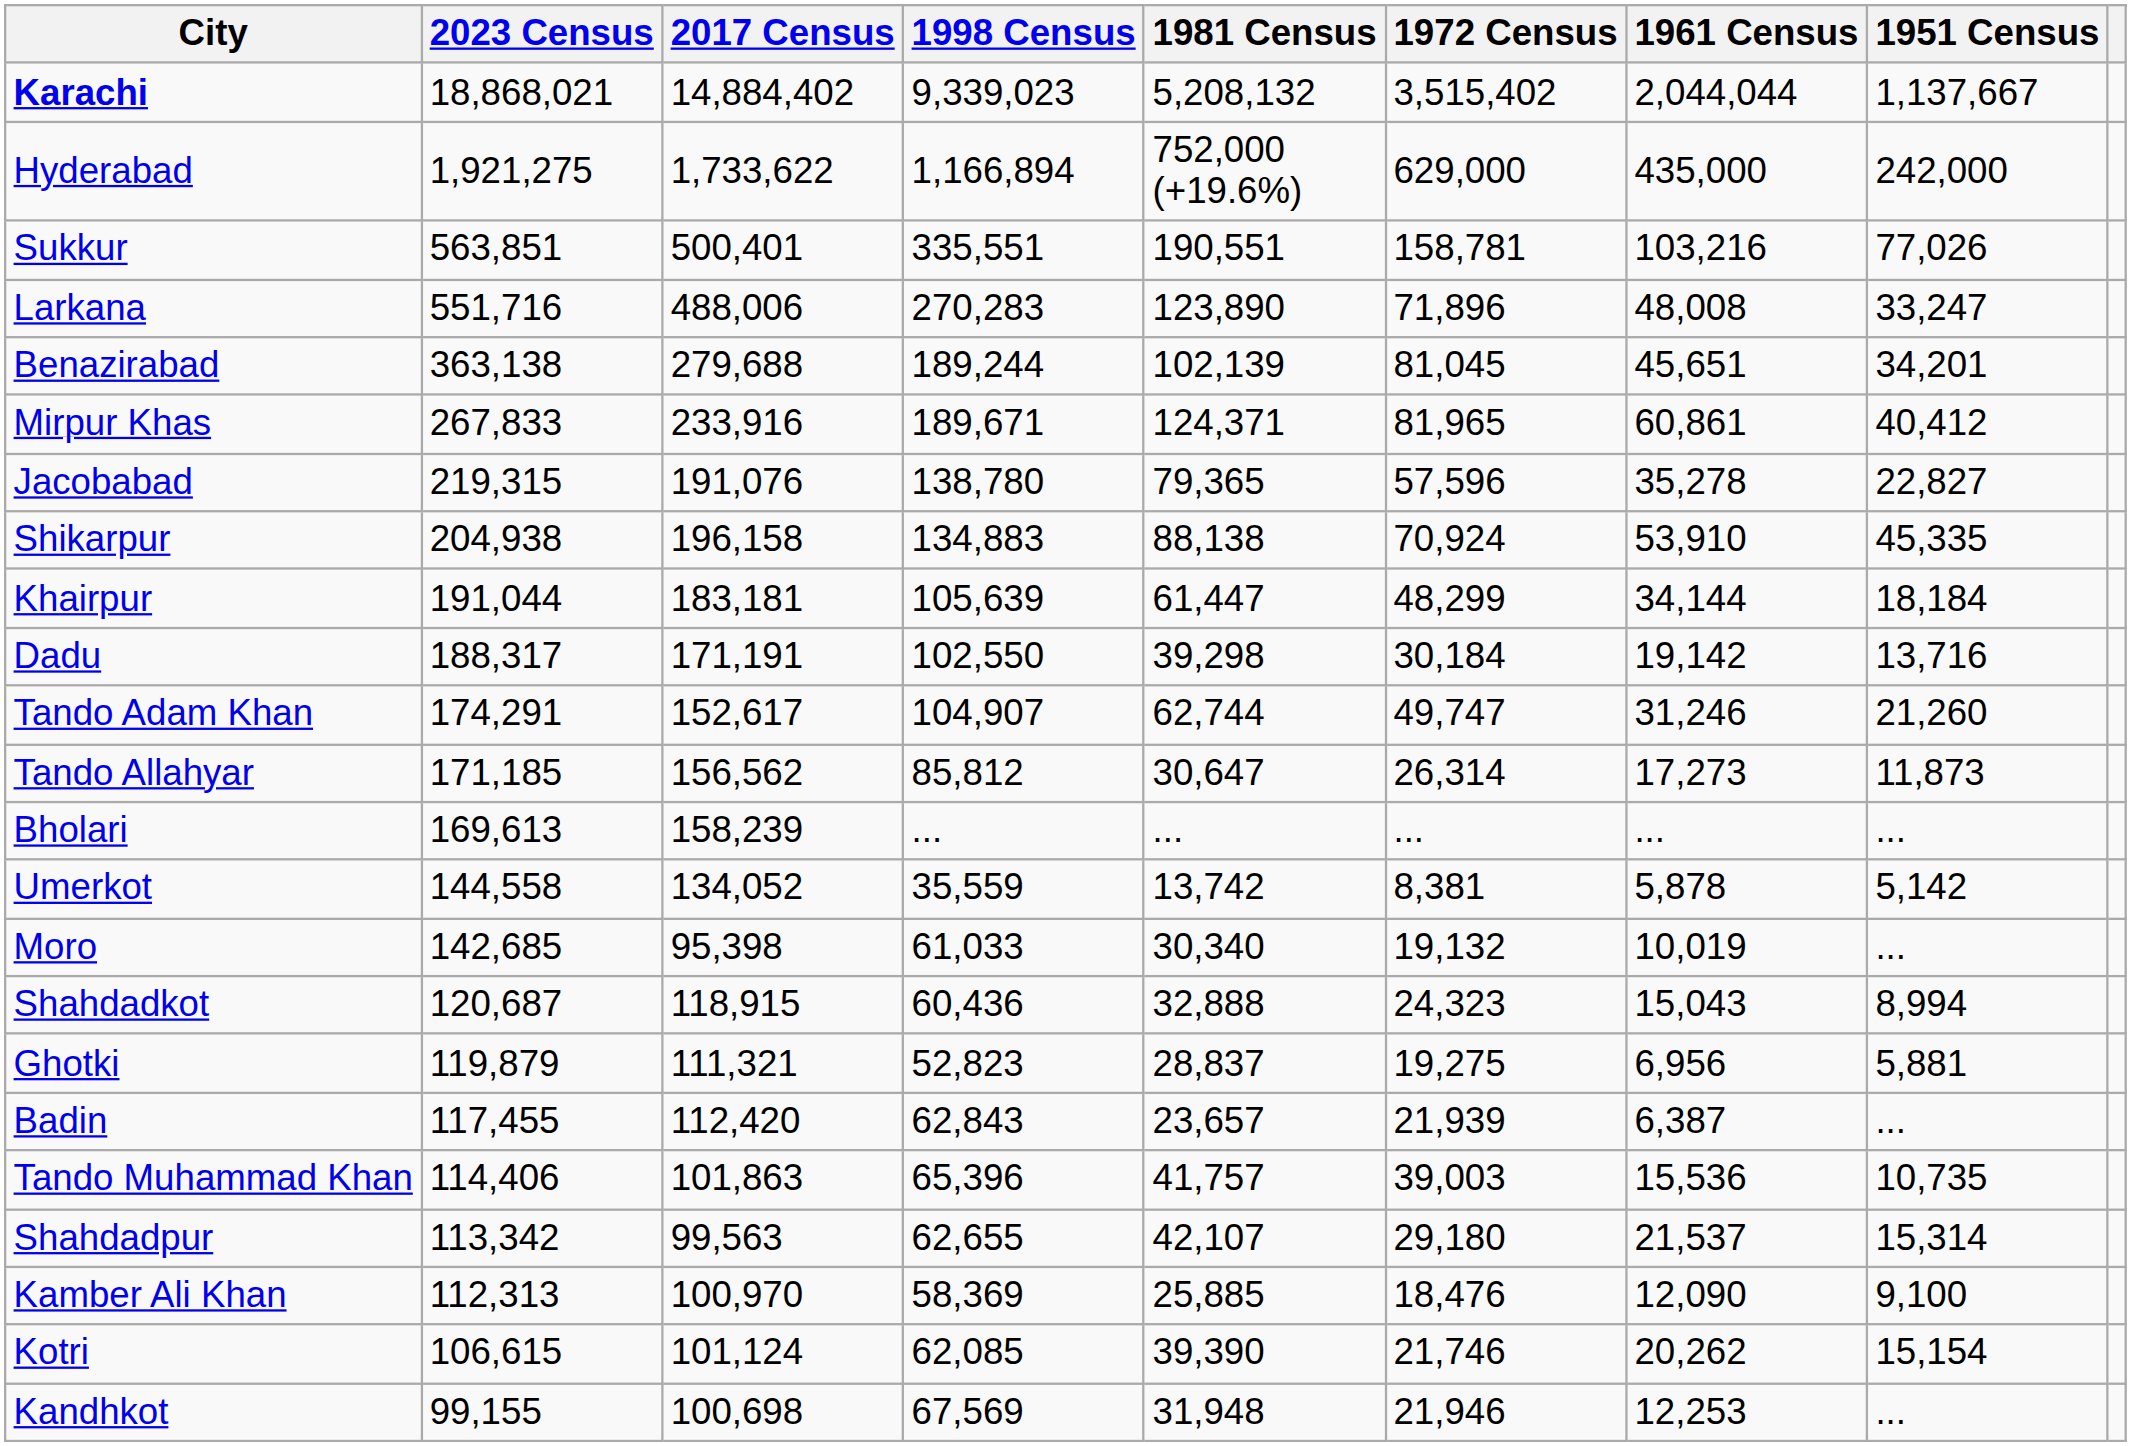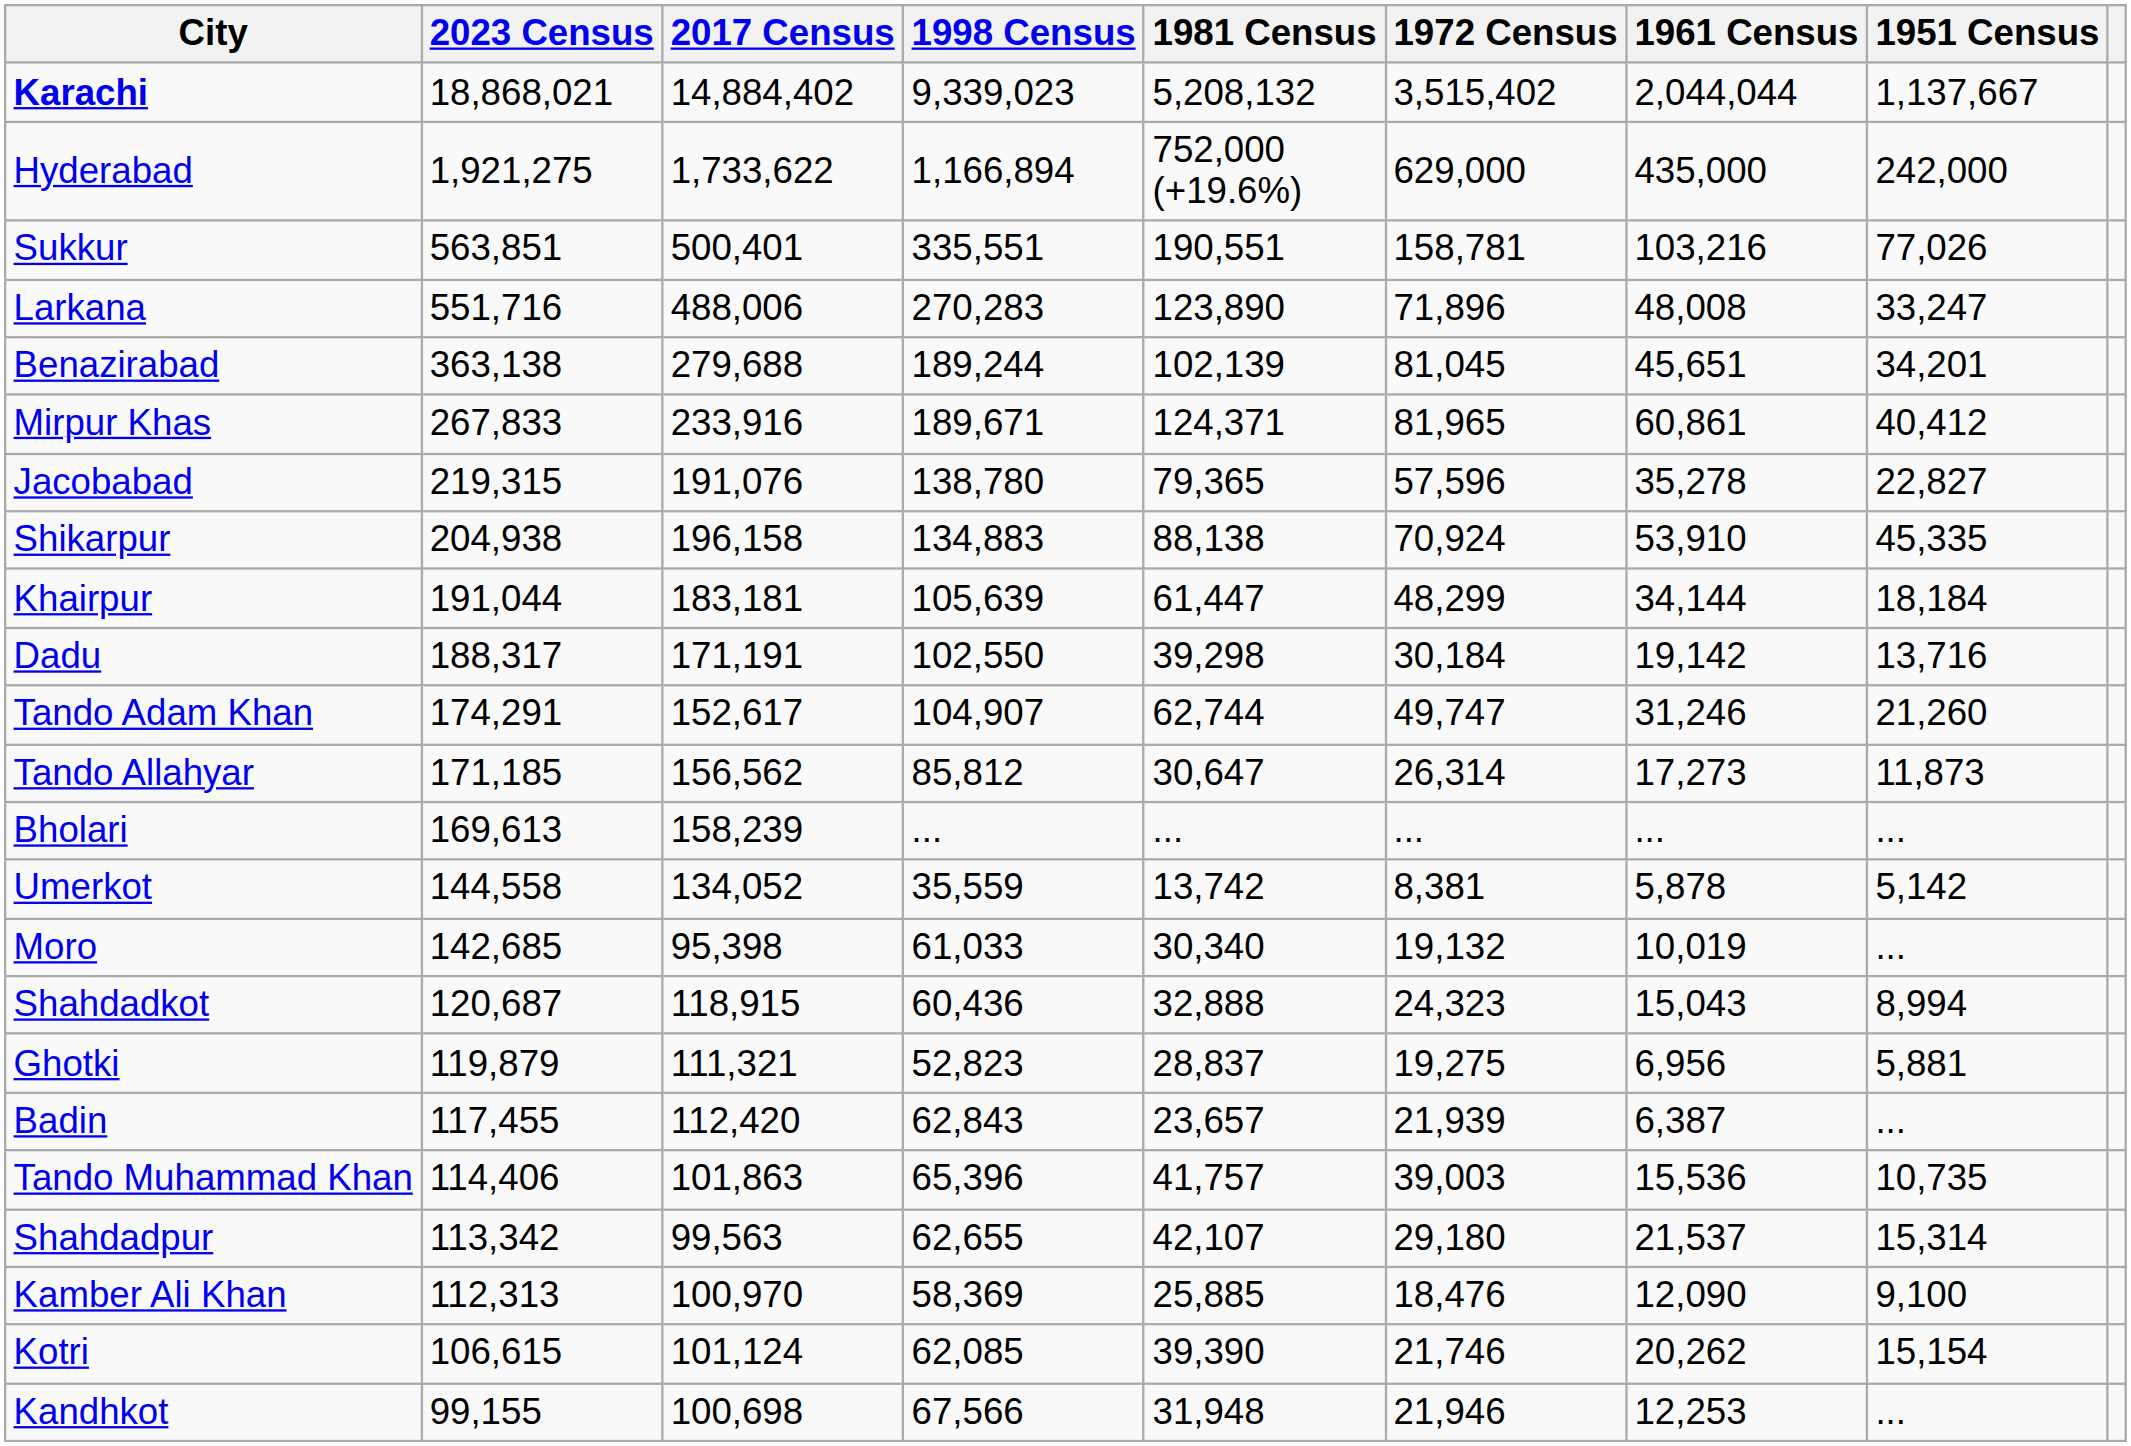(968, 1411) 67,569 -> (968, 1411) 67,566
